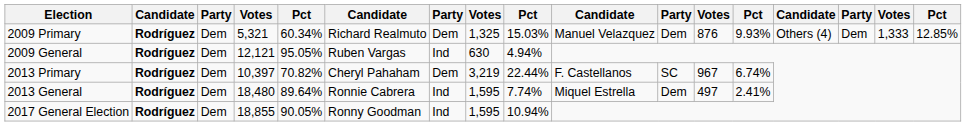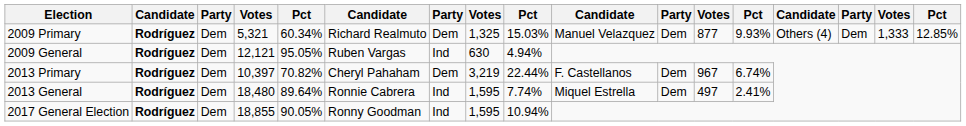(708, 34) 876 -> (708, 34) 877
(669, 73) SC -> (674, 73) Dem
